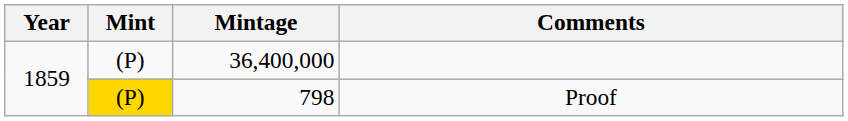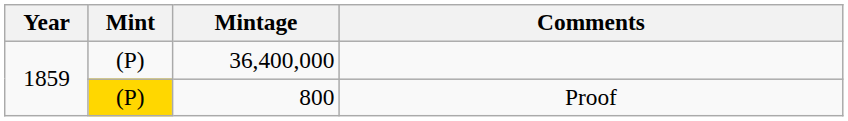(317, 97) 798 -> (317, 97) 800
